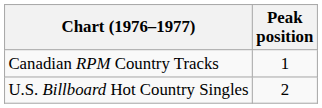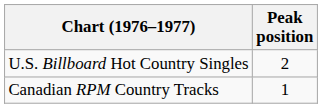rows swapped: (128, 90) <-> (114, 63)
